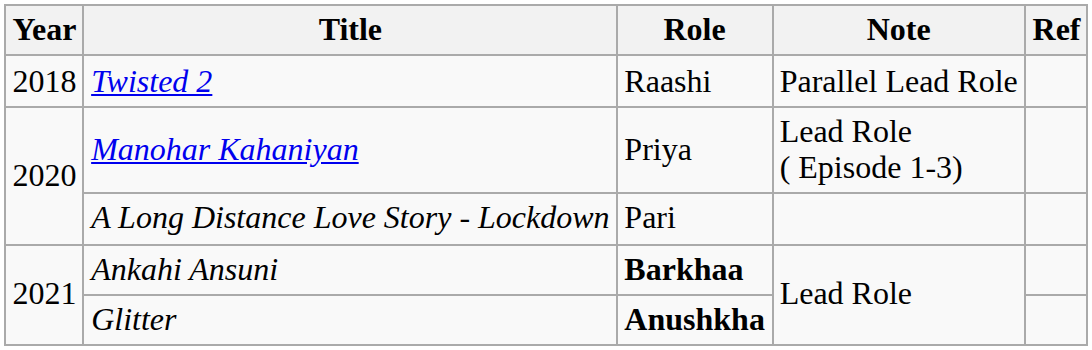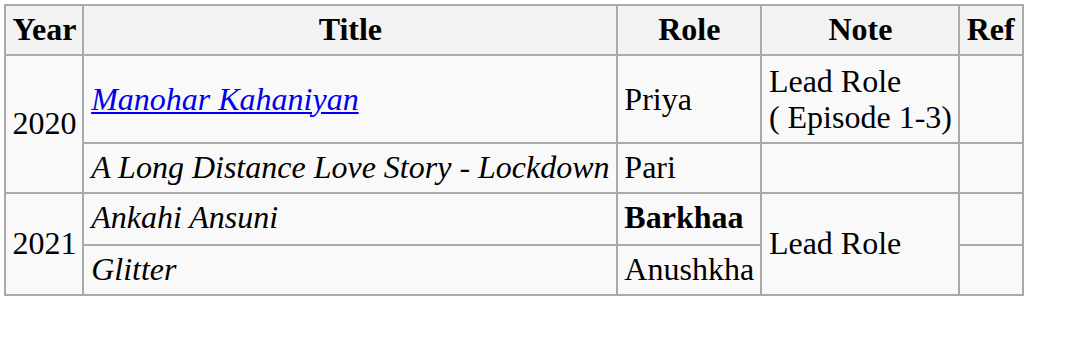- row: (152, 80)
(695, 319) bold -> (689, 268) normal
